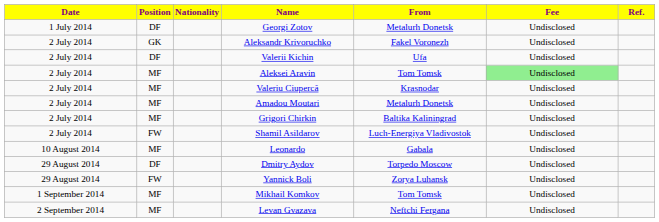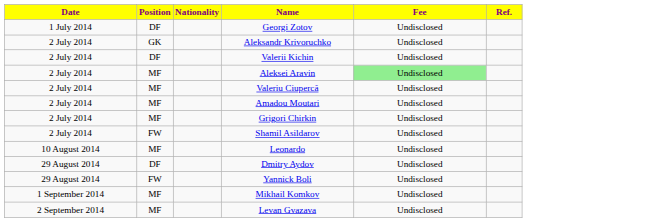- column: (420, 12)
